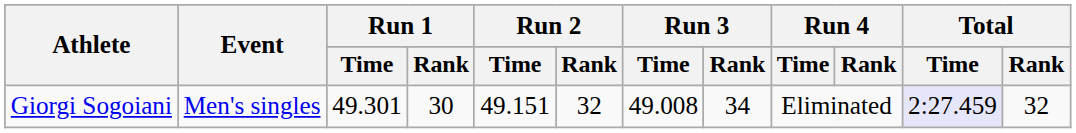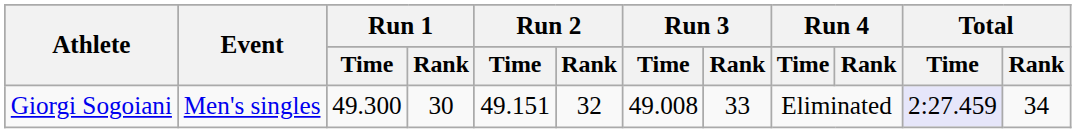(367, 106) 49.301 -> (367, 106) 49.300
(737, 106) 34 -> (737, 106) 33
(1036, 106) 32 -> (1036, 106) 34
